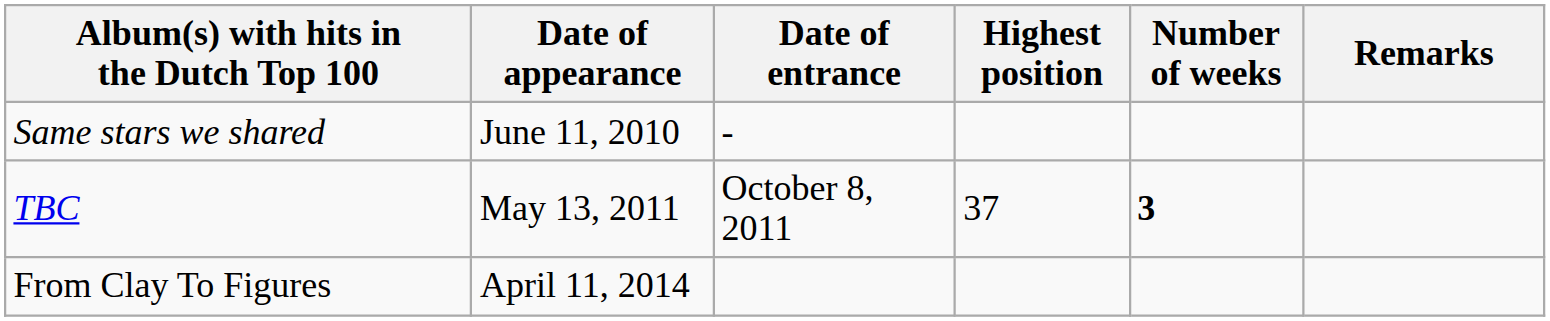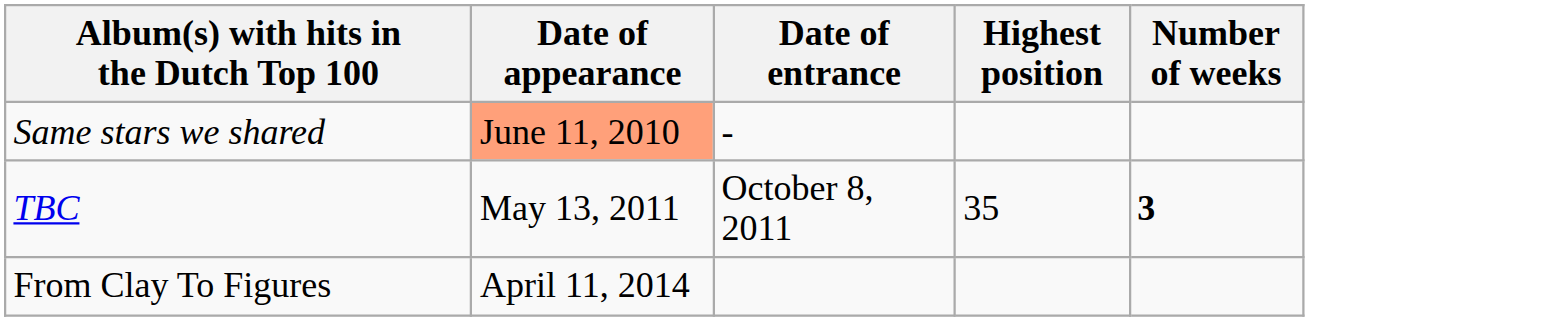- column: (1424, 53)
(580, 130) no background -> (580, 130) lightsalmon background
(981, 207) 37 -> (981, 207) 35
